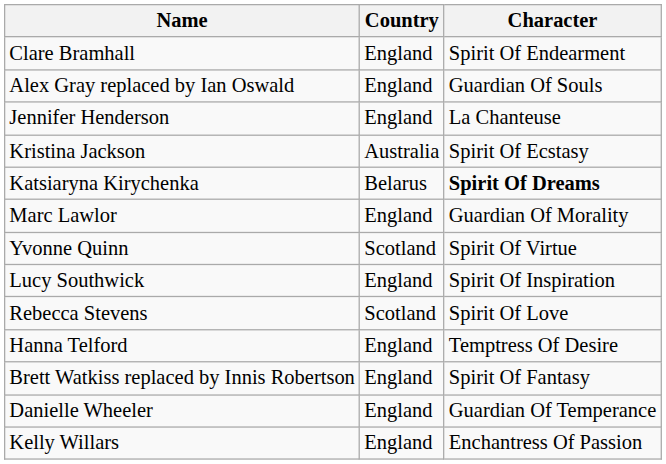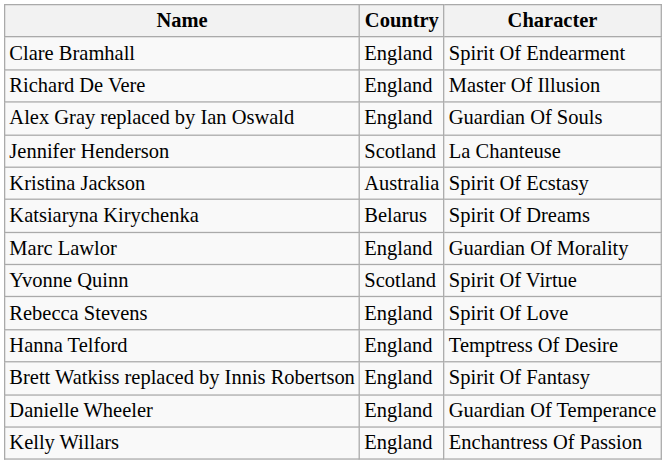+ row: (77, 85)
(398, 118) England -> (400, 150) Scotland
(524, 183) bold -> (519, 215) normal
- row: (77, 280)
(400, 313) Scotland -> (398, 313) England
